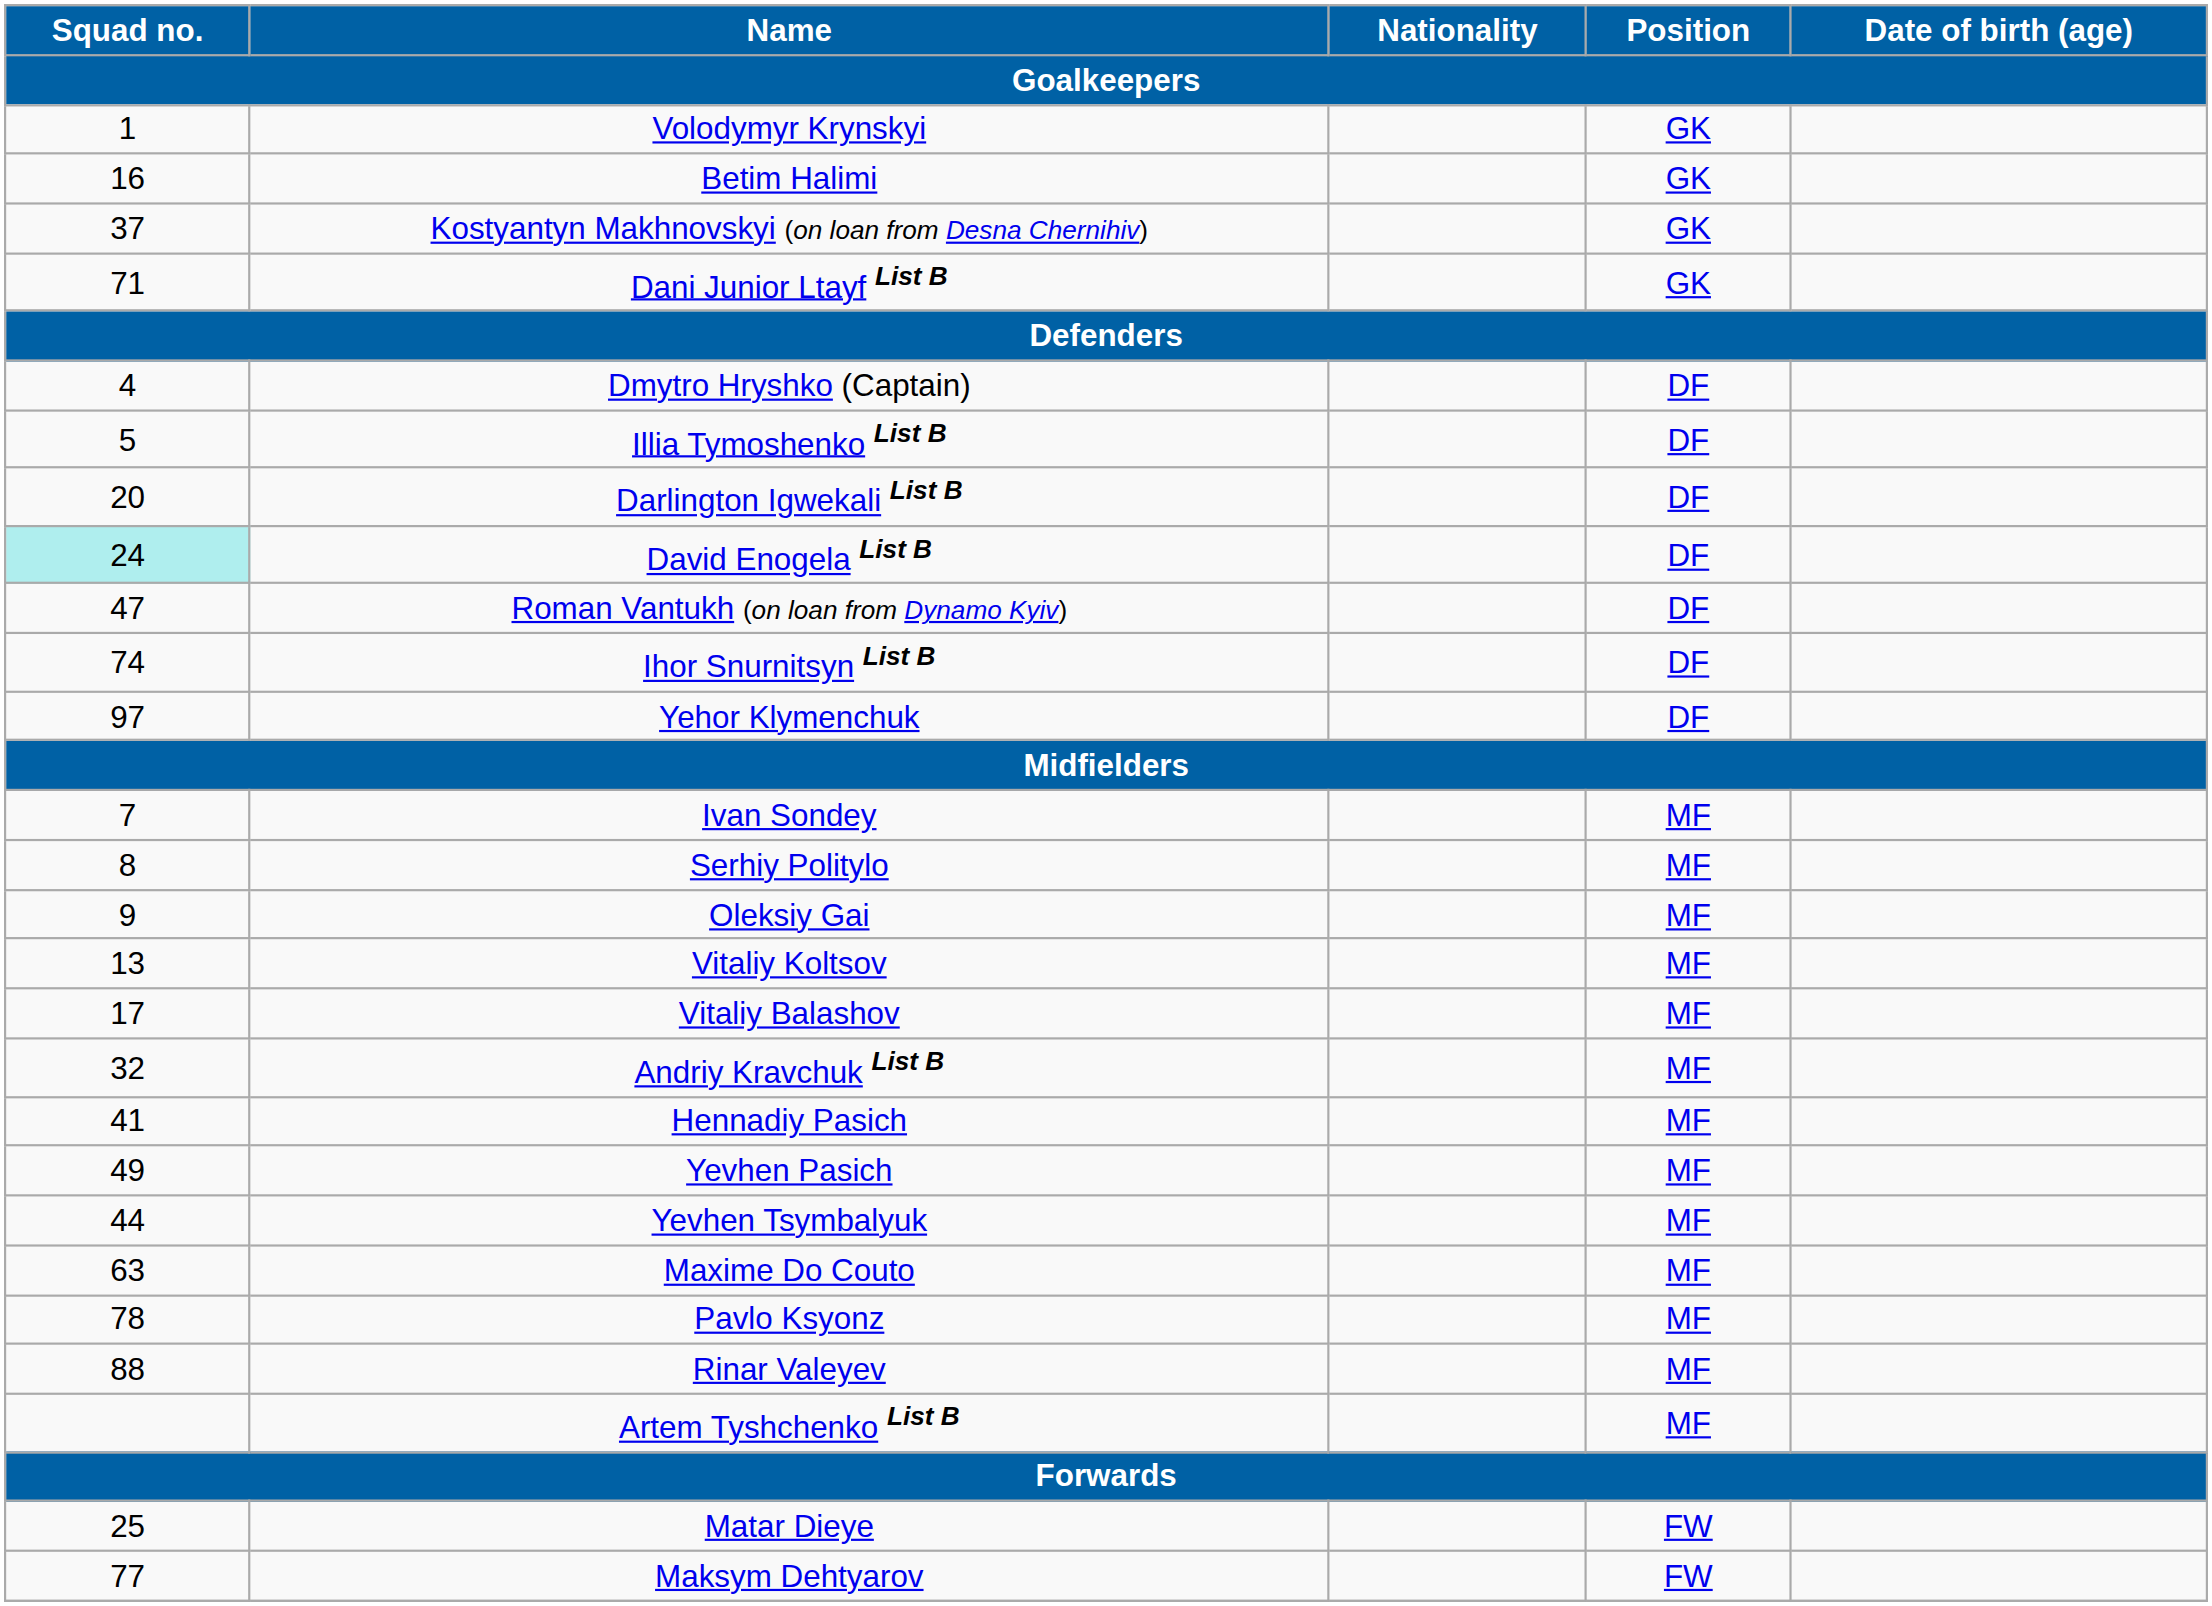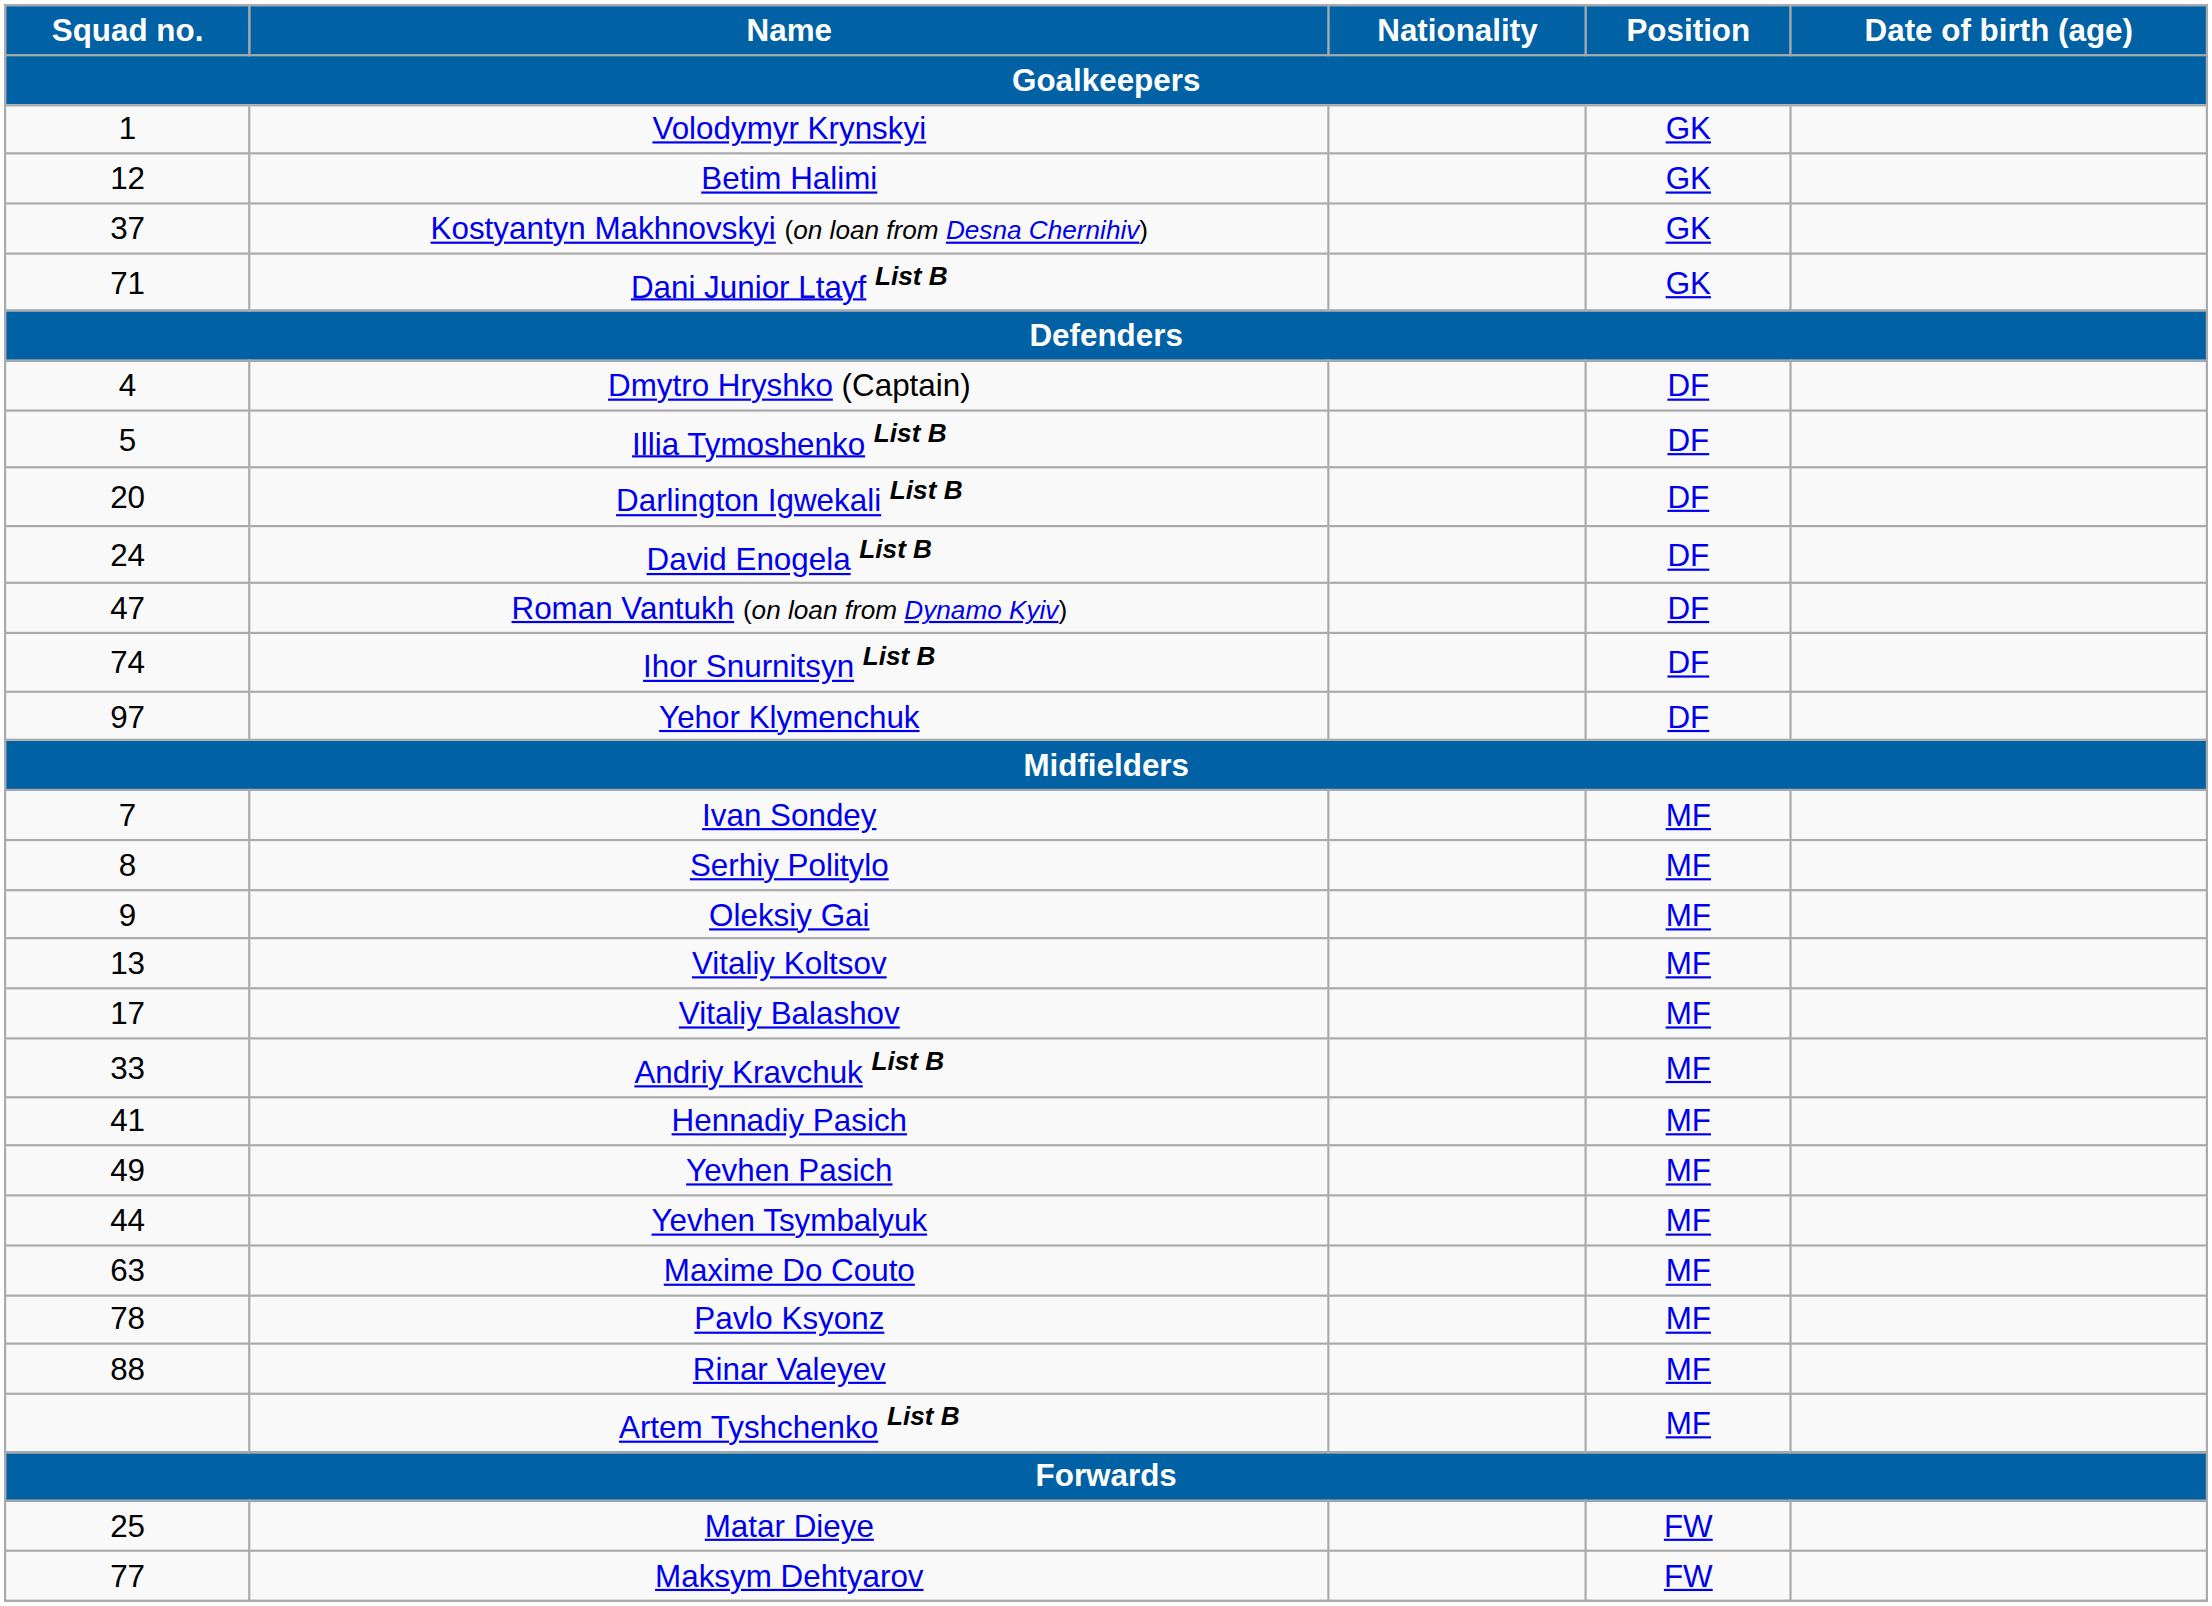(128, 179) 16 -> (128, 179) 12
(128, 555) paleturquoise background -> (128, 555) no background
(128, 1068) 32 -> (128, 1068) 33
